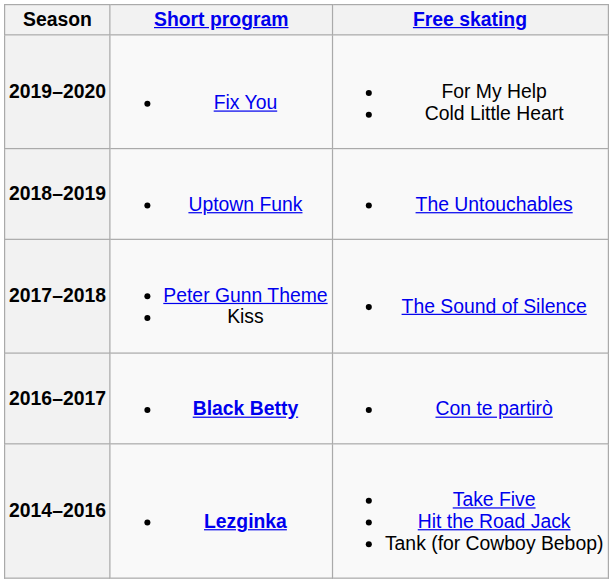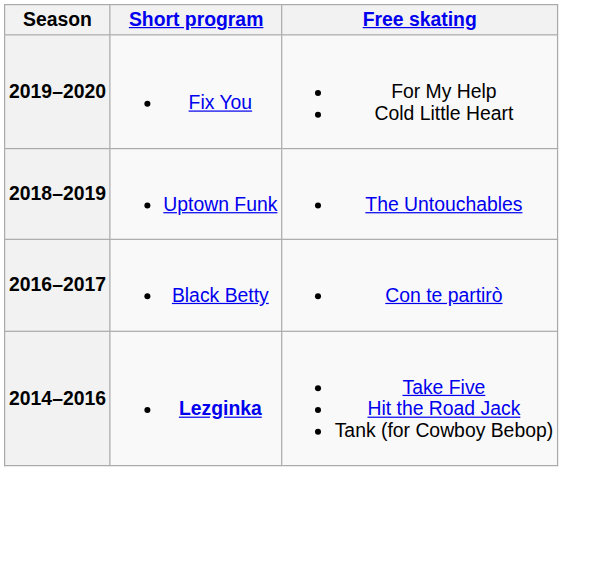- row: (58, 295)
(221, 409) bold -> (196, 296) normal
